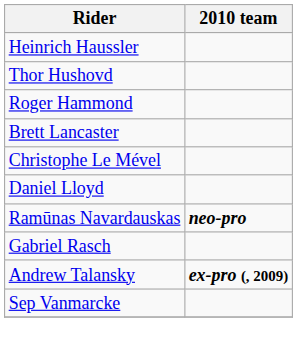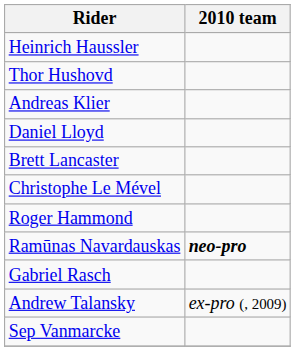+ row: (59, 103)
rows swapped: (71, 103) <-> (56, 189)
(238, 274) bold -> (238, 302) normal
